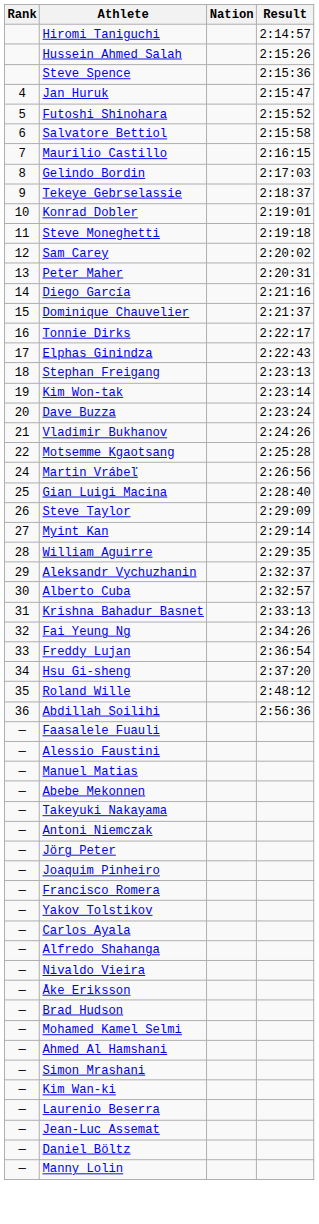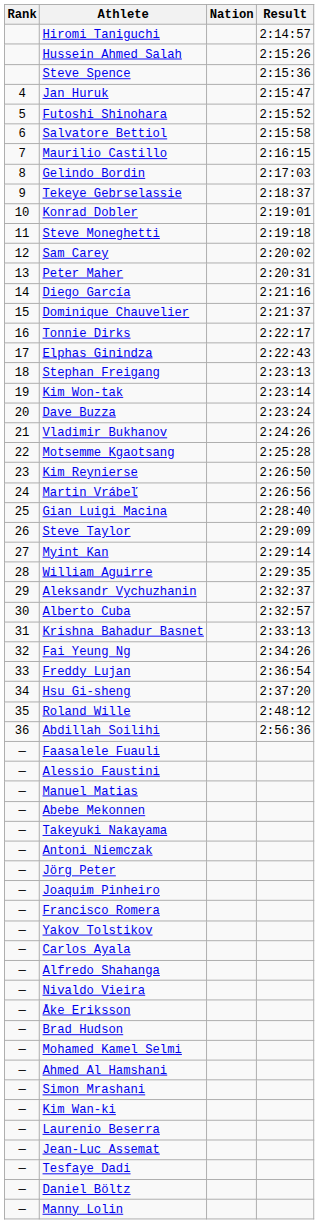+ row: (90, 473)
+ row: (87, 1170)
